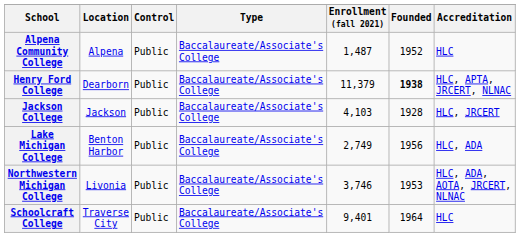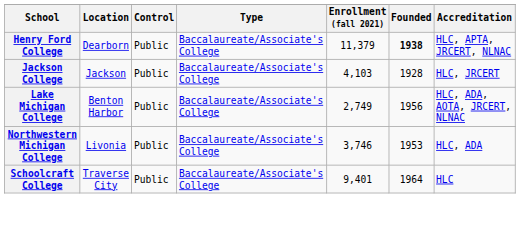- row: (42, 51)
(459, 146) HLC, ADA -> (474, 106) HLC, ADA, AOTA, JRCERT, NLNAC
(474, 185) HLC, ADA, AOTA, JRCERT, NLNAC -> (459, 146) HLC, ADA
